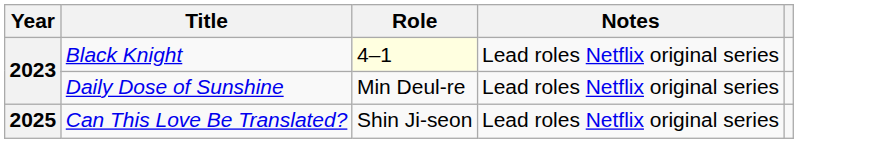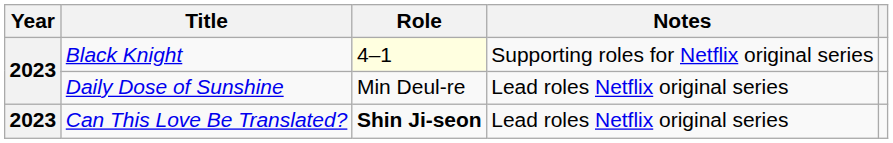(631, 54) Lead roles Netflix original series -> (682, 54) Supporting roles for Netflix original series
(33, 120) 2025 -> (33, 120) 2023
(415, 120) normal -> (419, 120) bold
